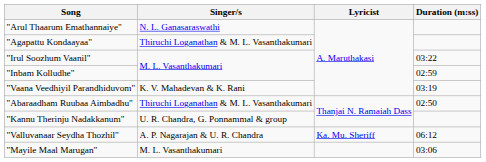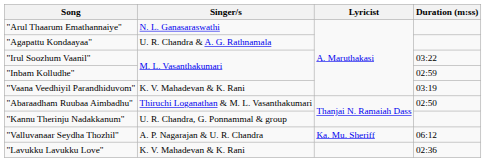(226, 42) Thiruchi Loganathan & M. L. Vasanthakumari -> (205, 42) U. R. Chandra & A. G. Rathnamala
+ row: (55, 149)
- row: (52, 149)
